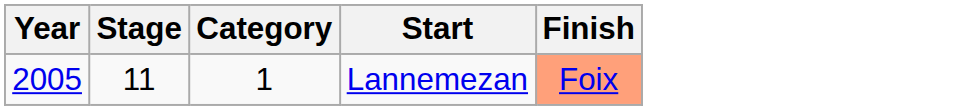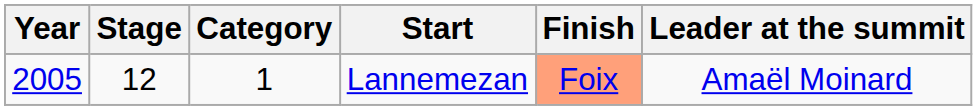+ column: (807, 29)
(139, 79) 11 -> (139, 79) 12
